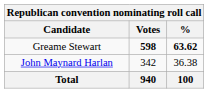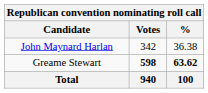rows swapped: (67, 46) <-> (67, 63)
